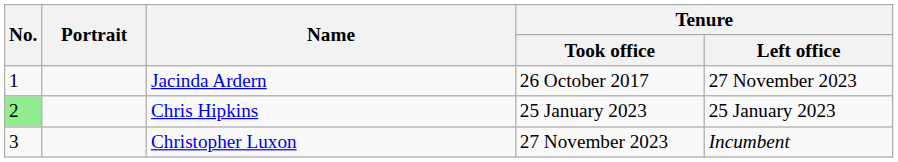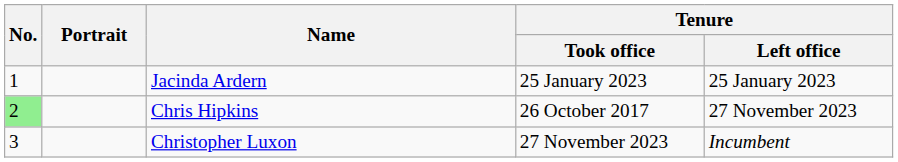(584, 80) 26 October 2017 -> (583, 80) 25 January 2023
(783, 80) 27 November 2023 -> (772, 80) 25 January 2023
(583, 111) 25 January 2023 -> (584, 111) 26 October 2017
(772, 111) 25 January 2023 -> (783, 111) 27 November 2023
